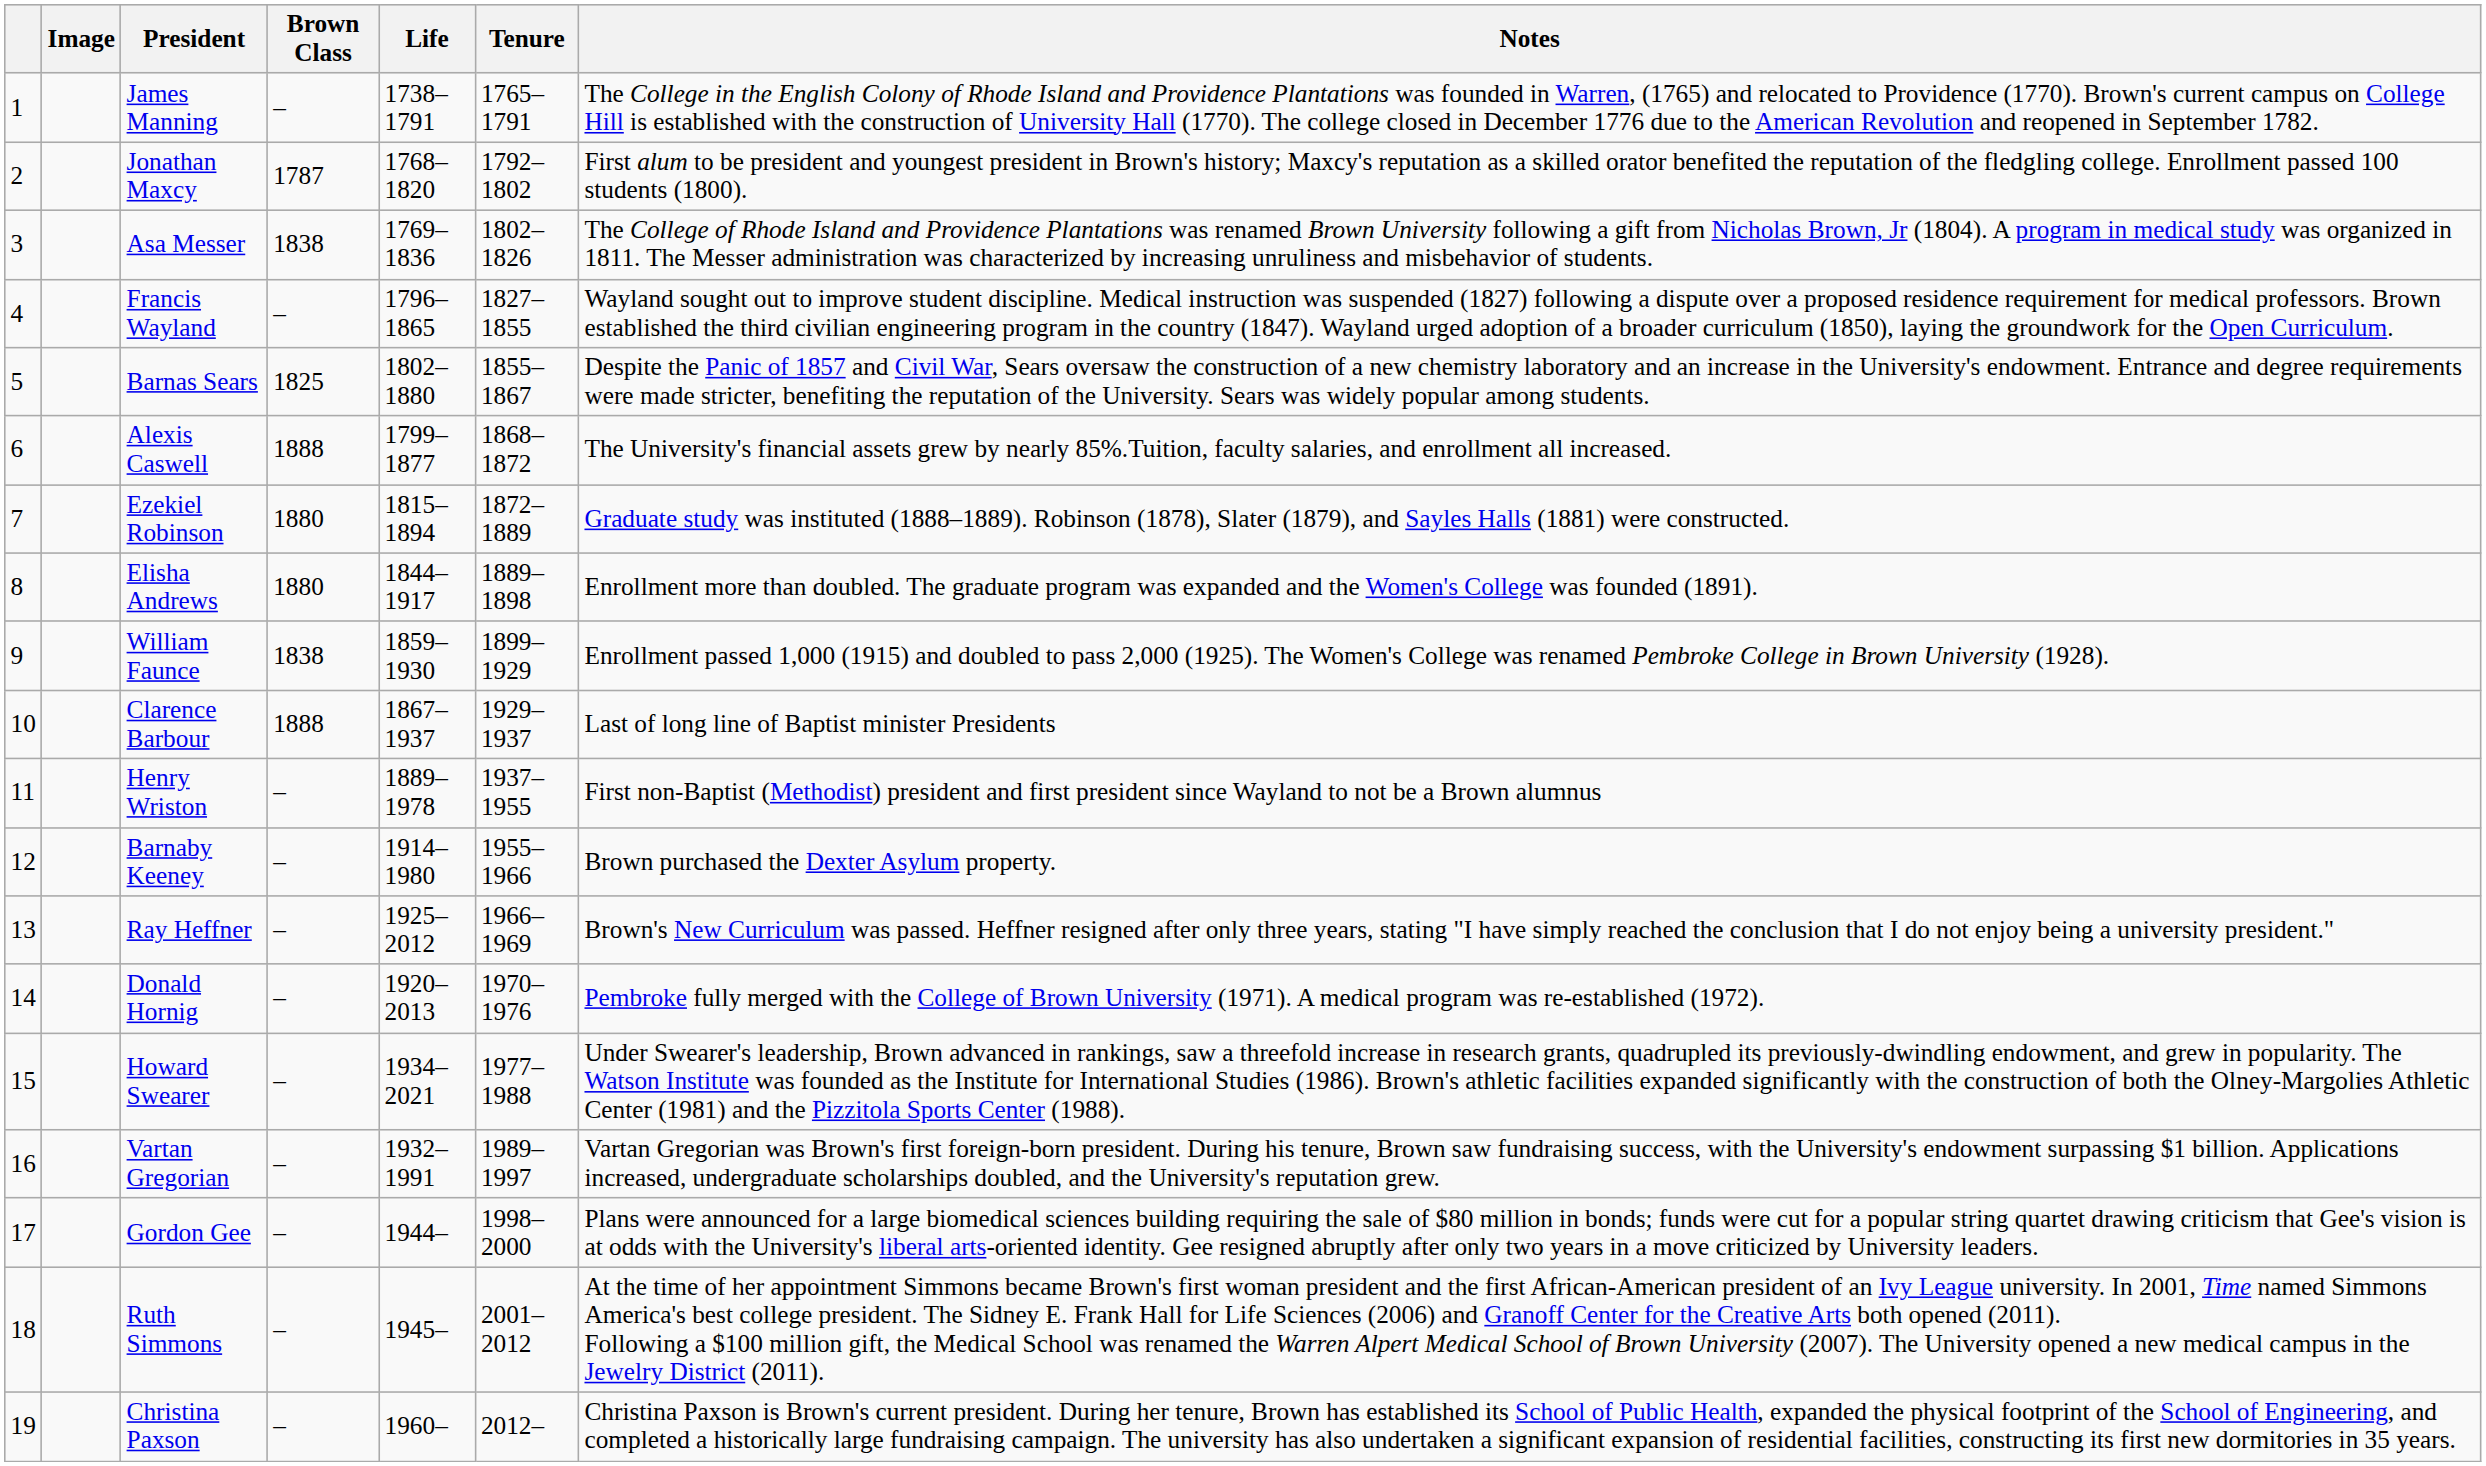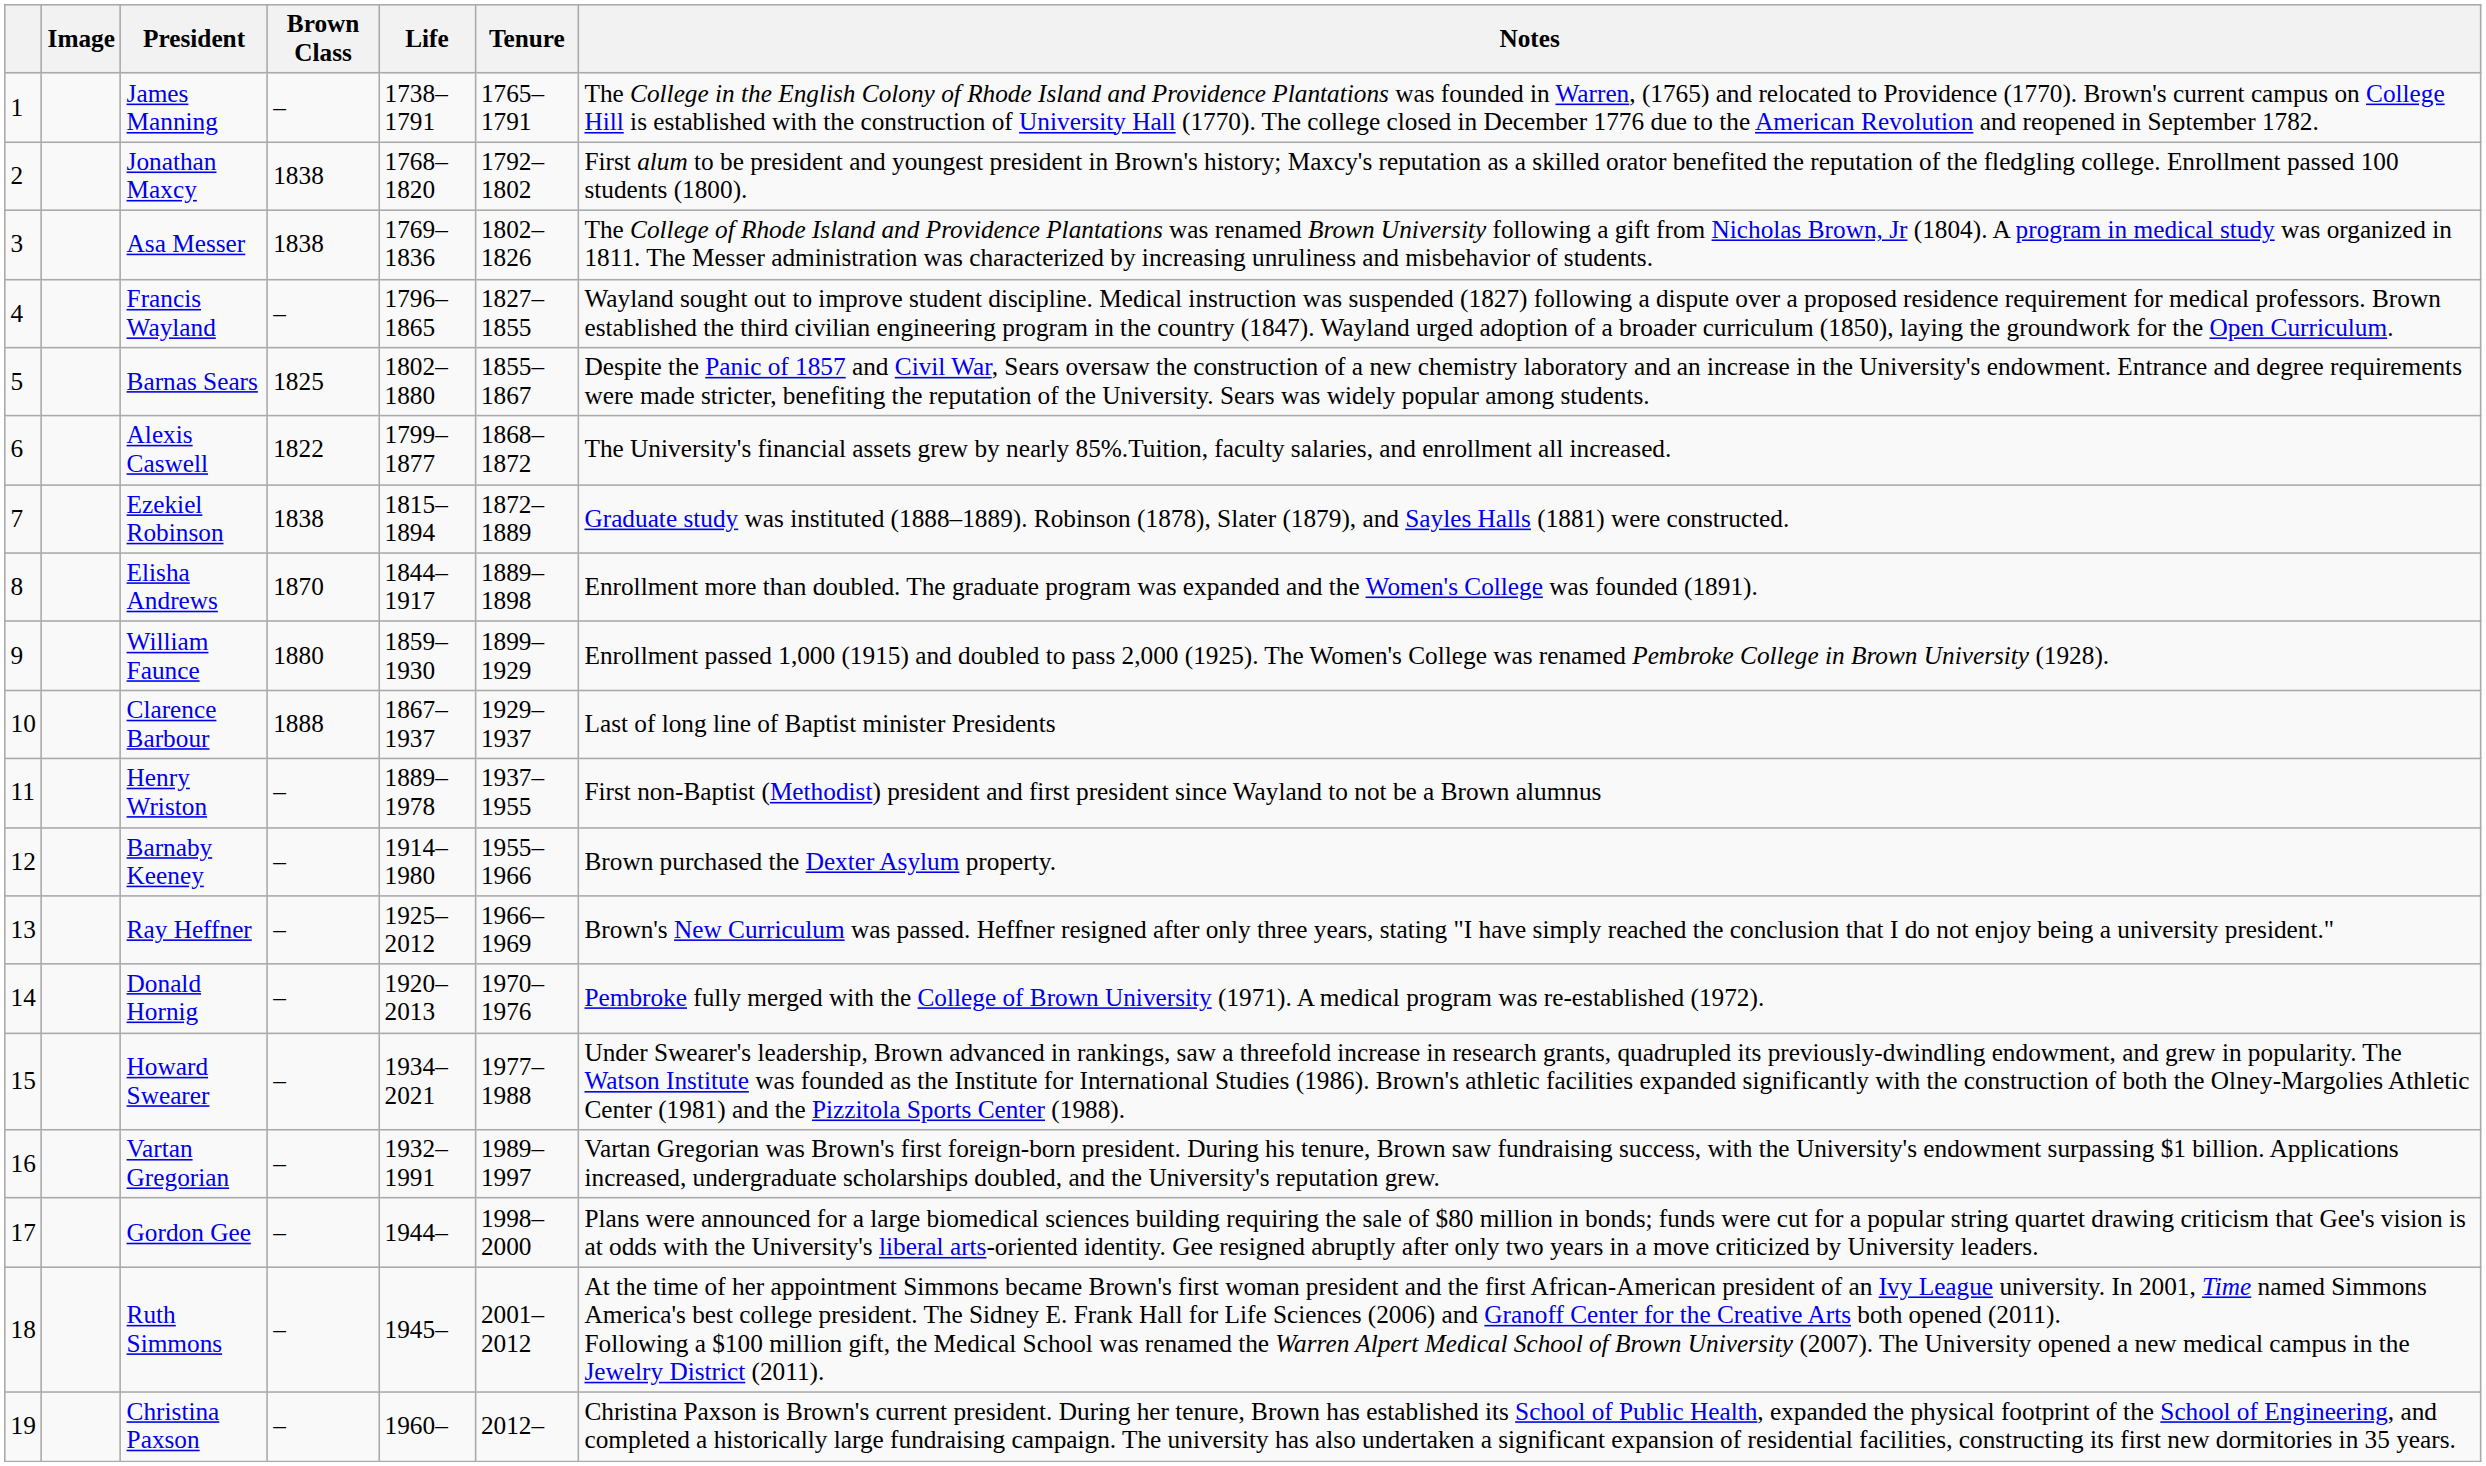(298, 175) 1787 -> (298, 175) 1838
(298, 449) 1888 -> (298, 449) 1822
(298, 518) 1880 -> (298, 518) 1838
(298, 587) 1880 -> (298, 587) 1870
(298, 655) 1838 -> (298, 655) 1880
